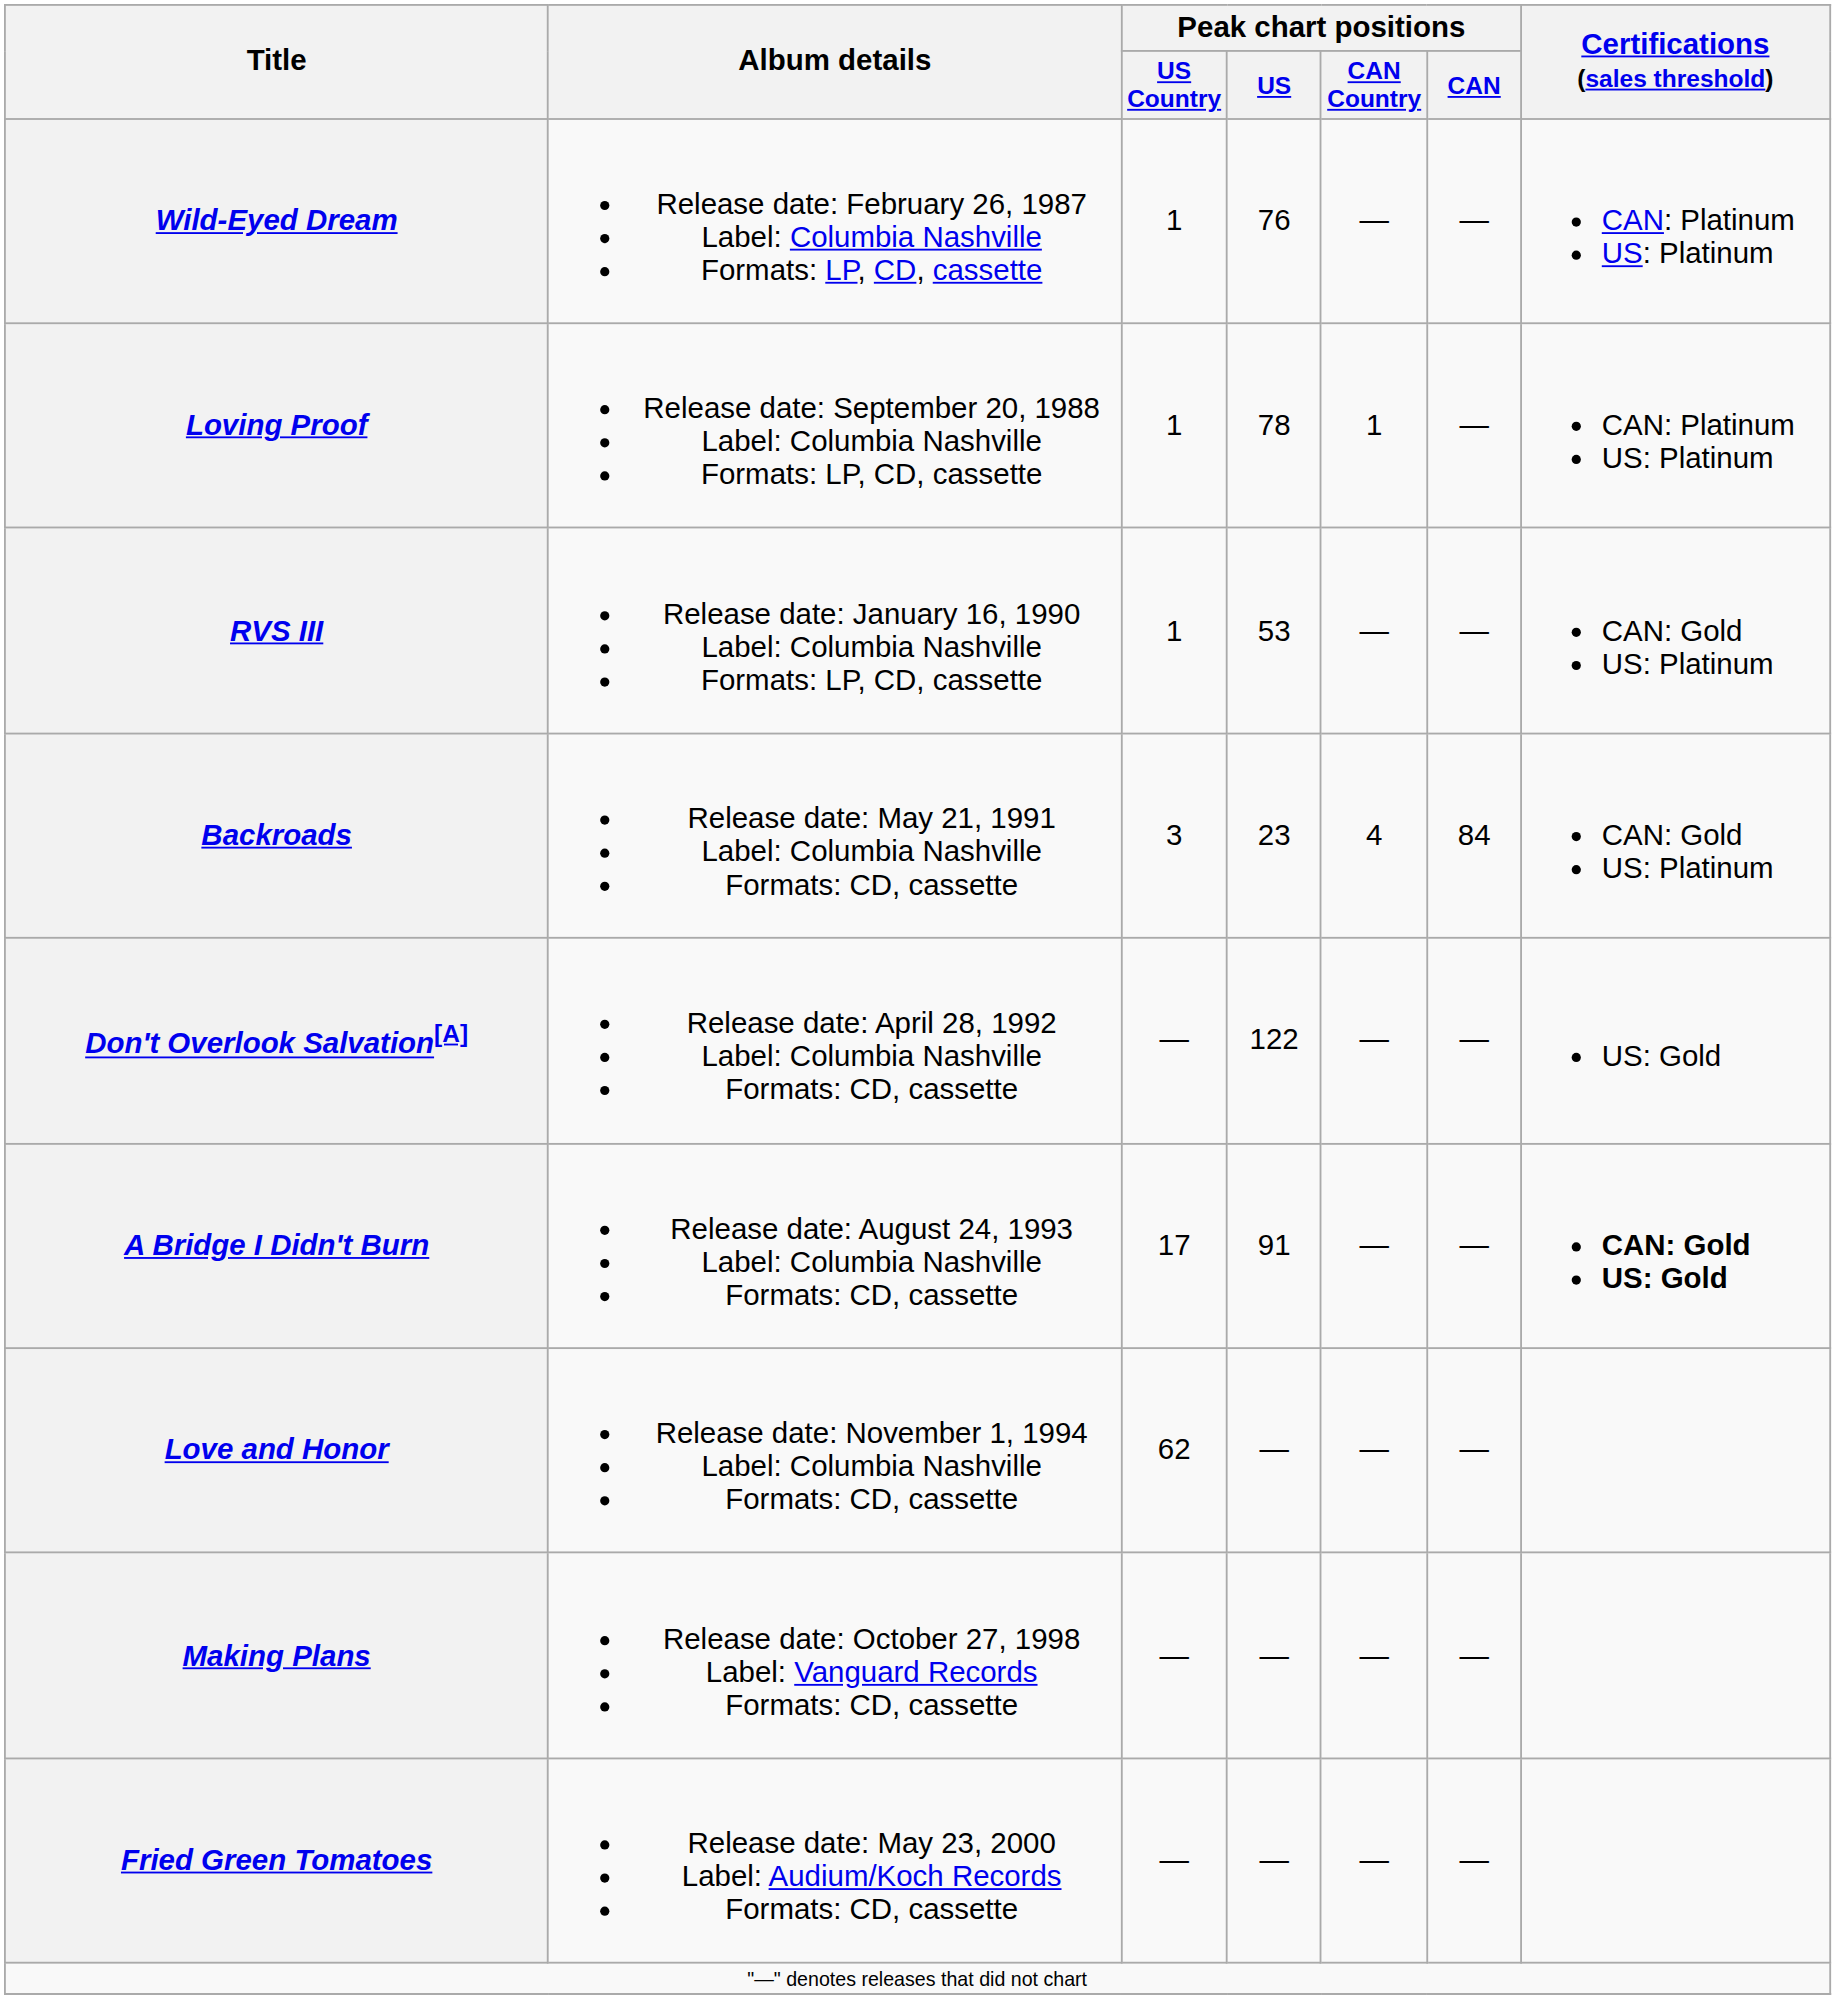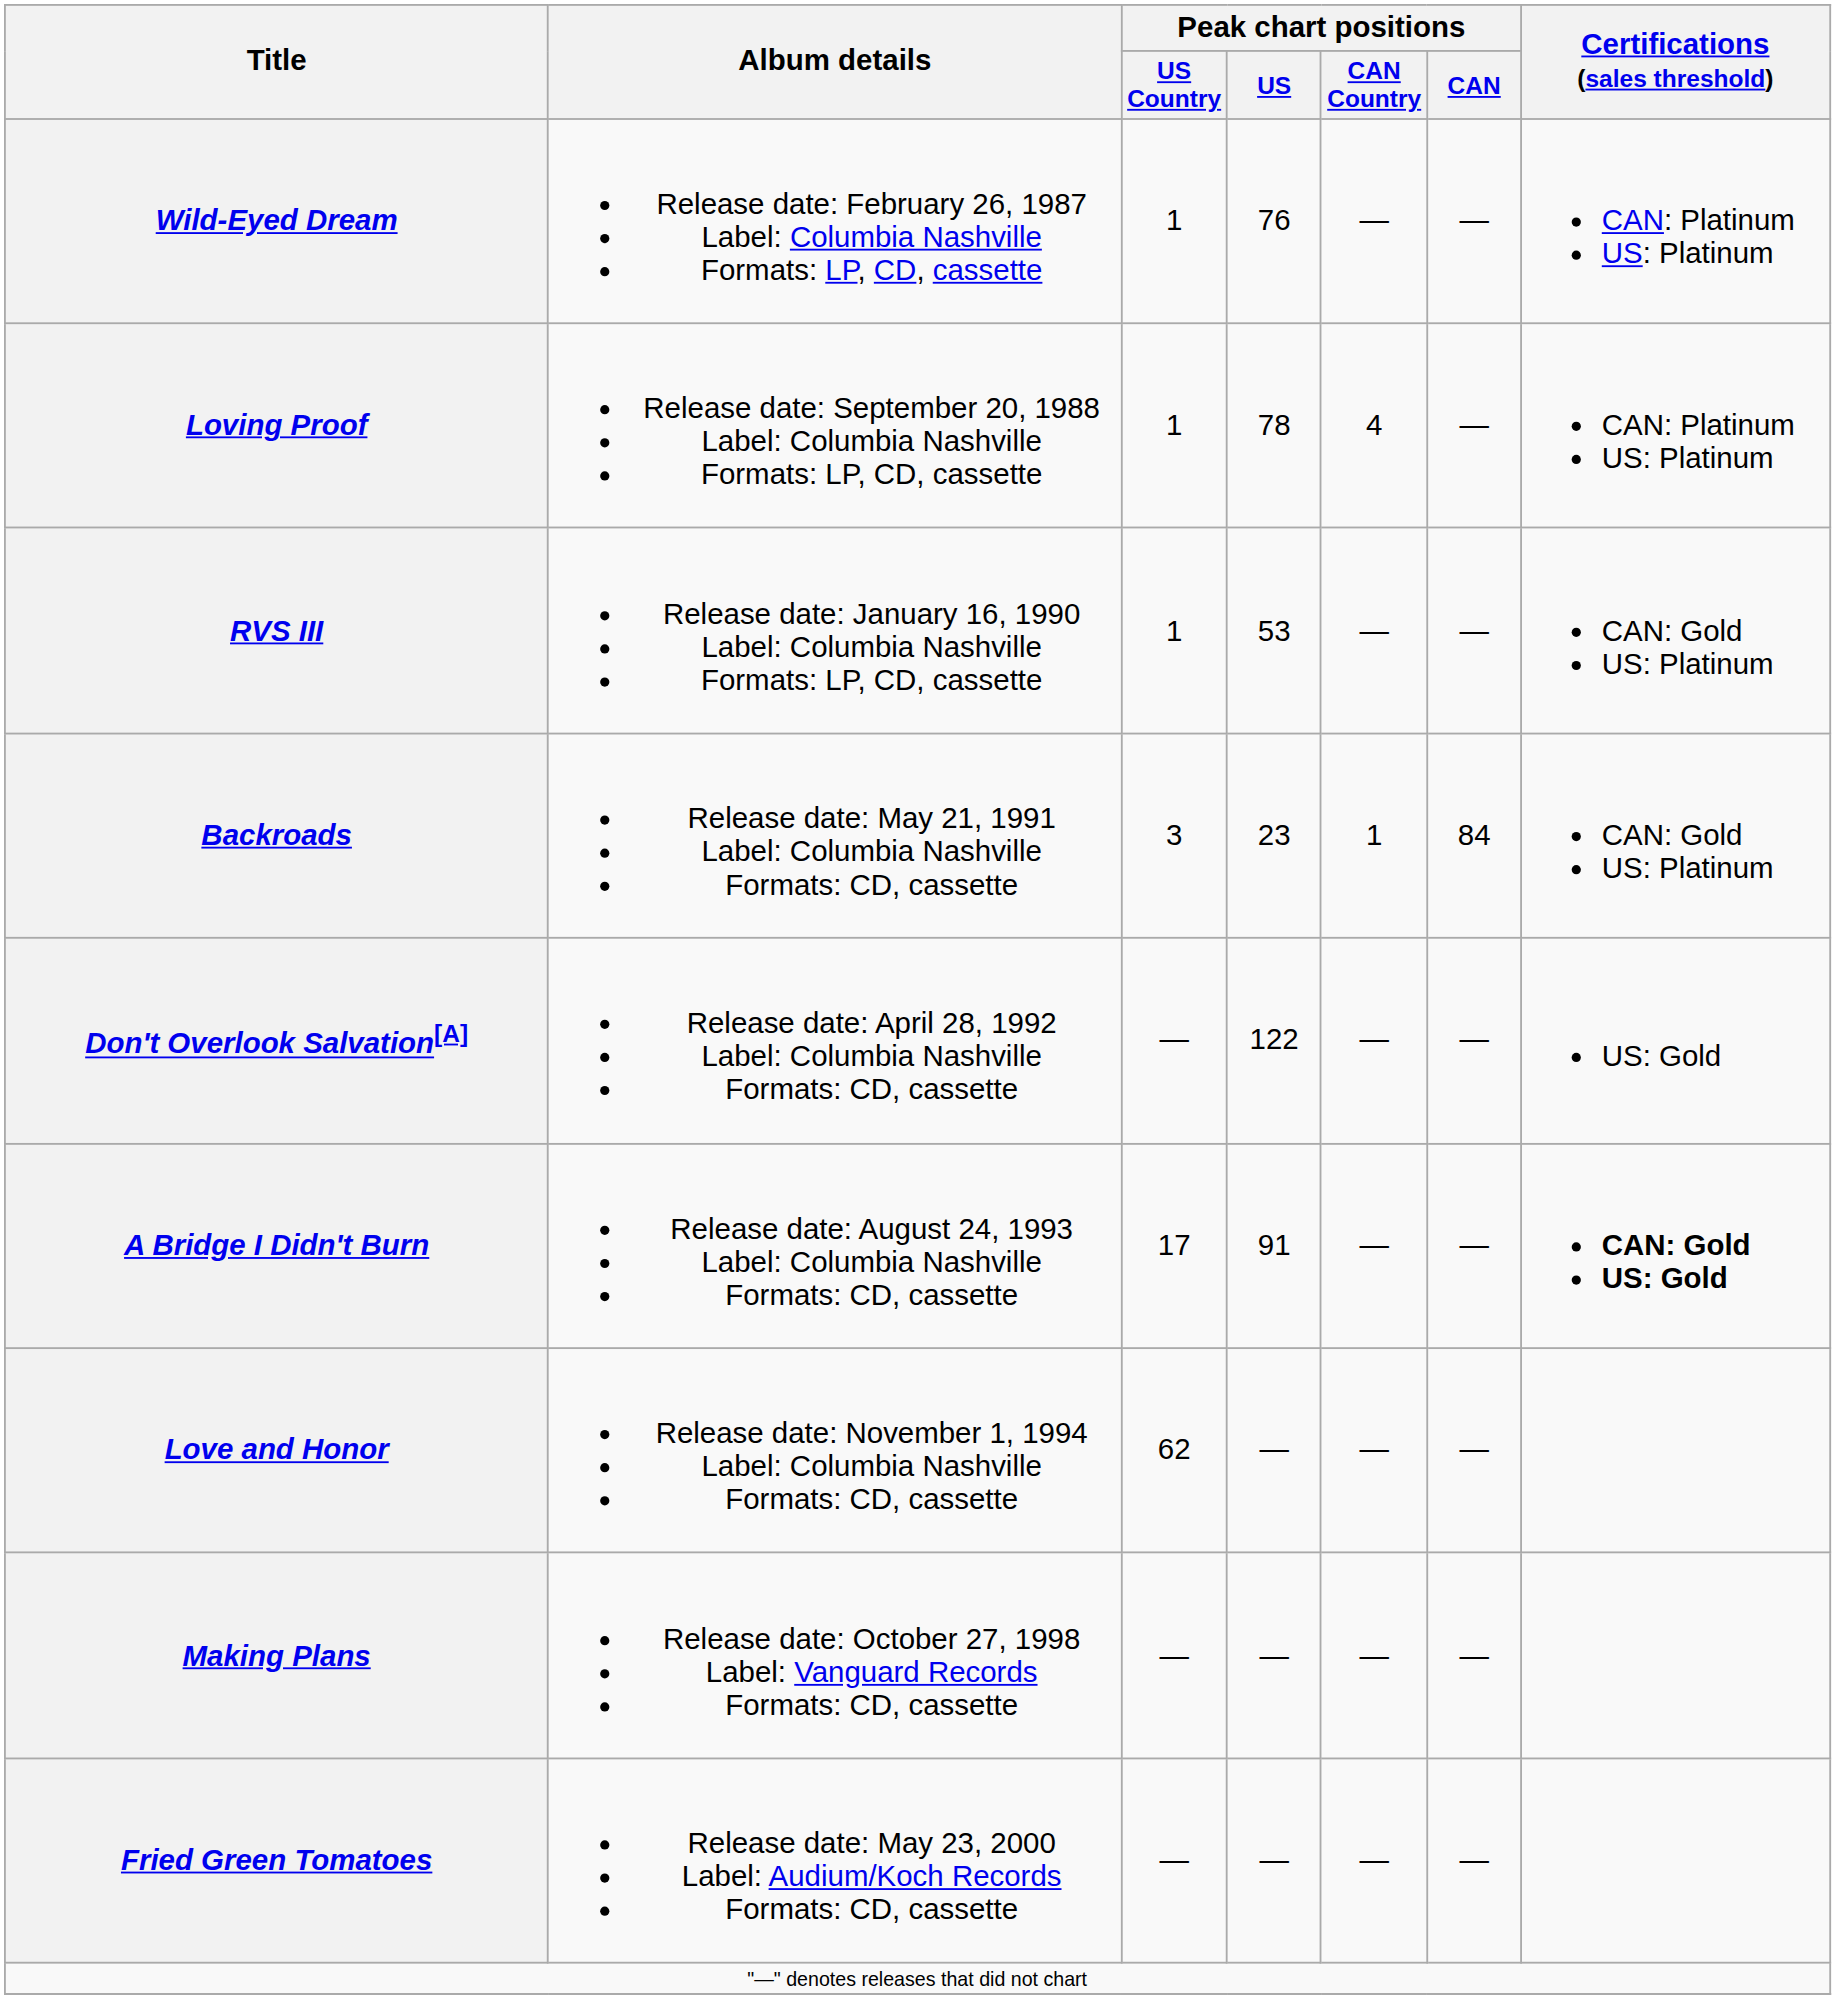(1374, 425) 1 -> (1374, 425) 4
(1374, 835) 4 -> (1374, 835) 1
